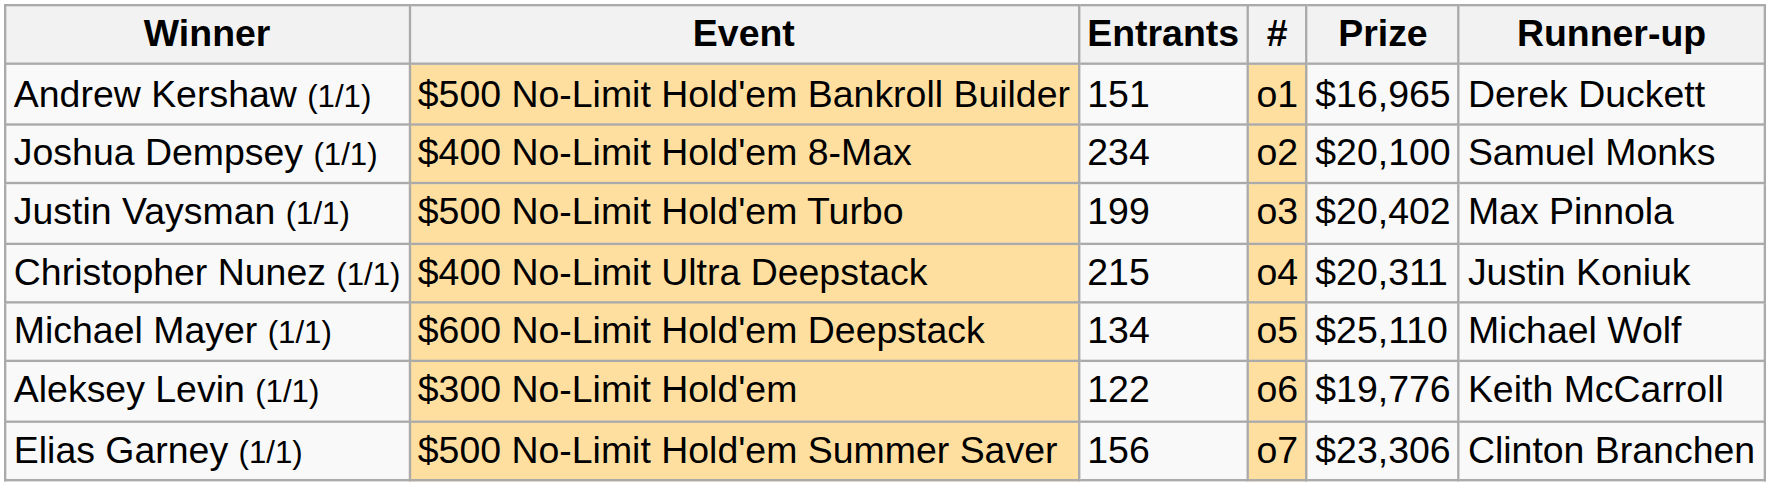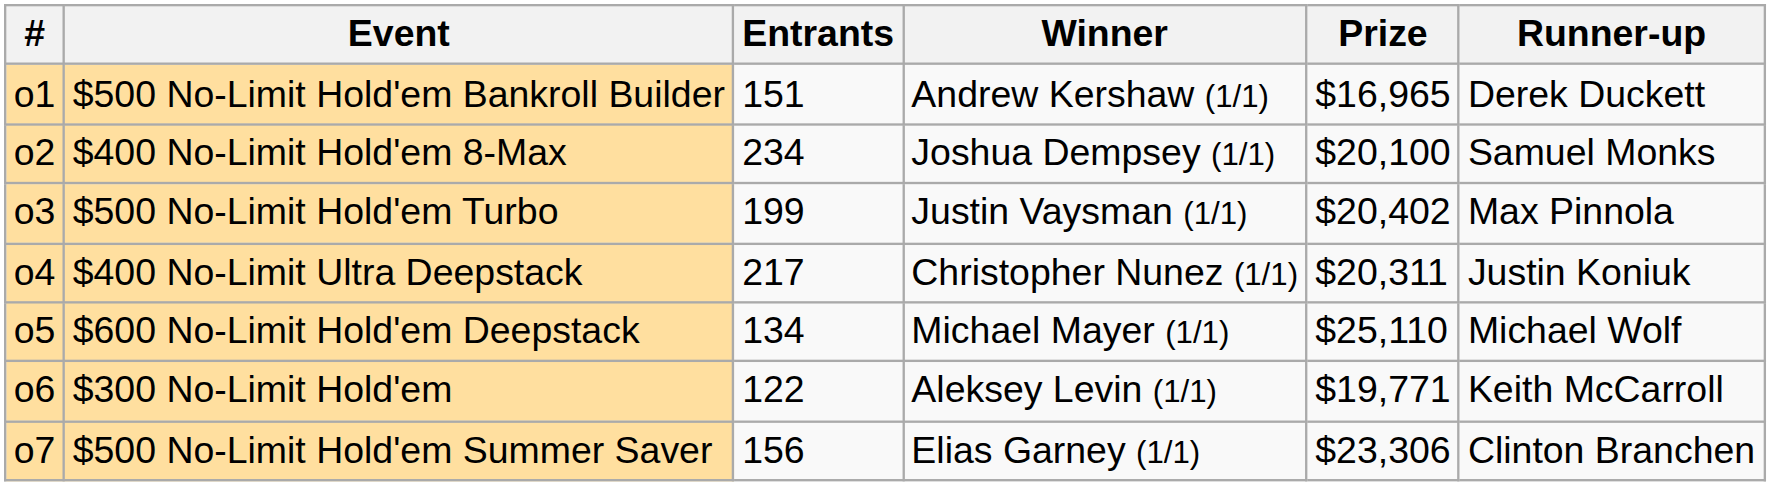columns swapped: (1277, 34) <-> (207, 34)
(1118, 271) 215 -> (773, 271) 217
(1383, 390) $19,776 -> (1383, 390) $19,771
